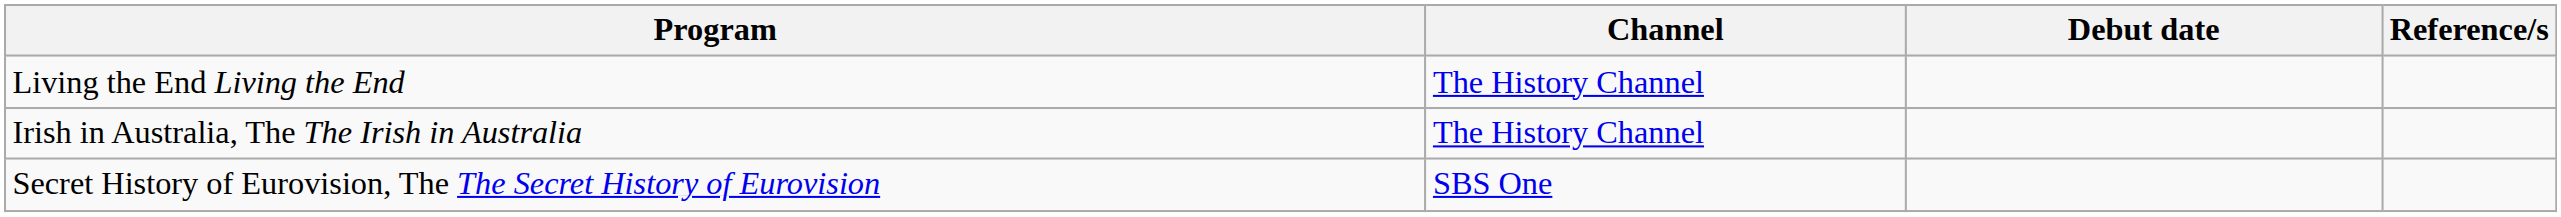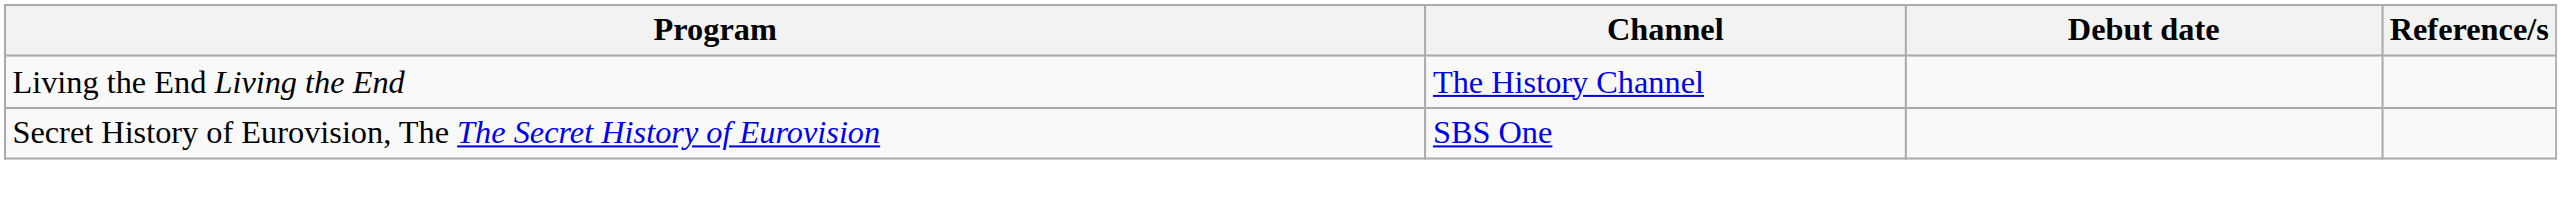- row: (297, 132)
